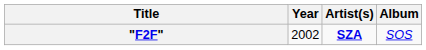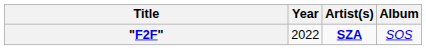(305, 34) 2002 -> (305, 34) 2022
